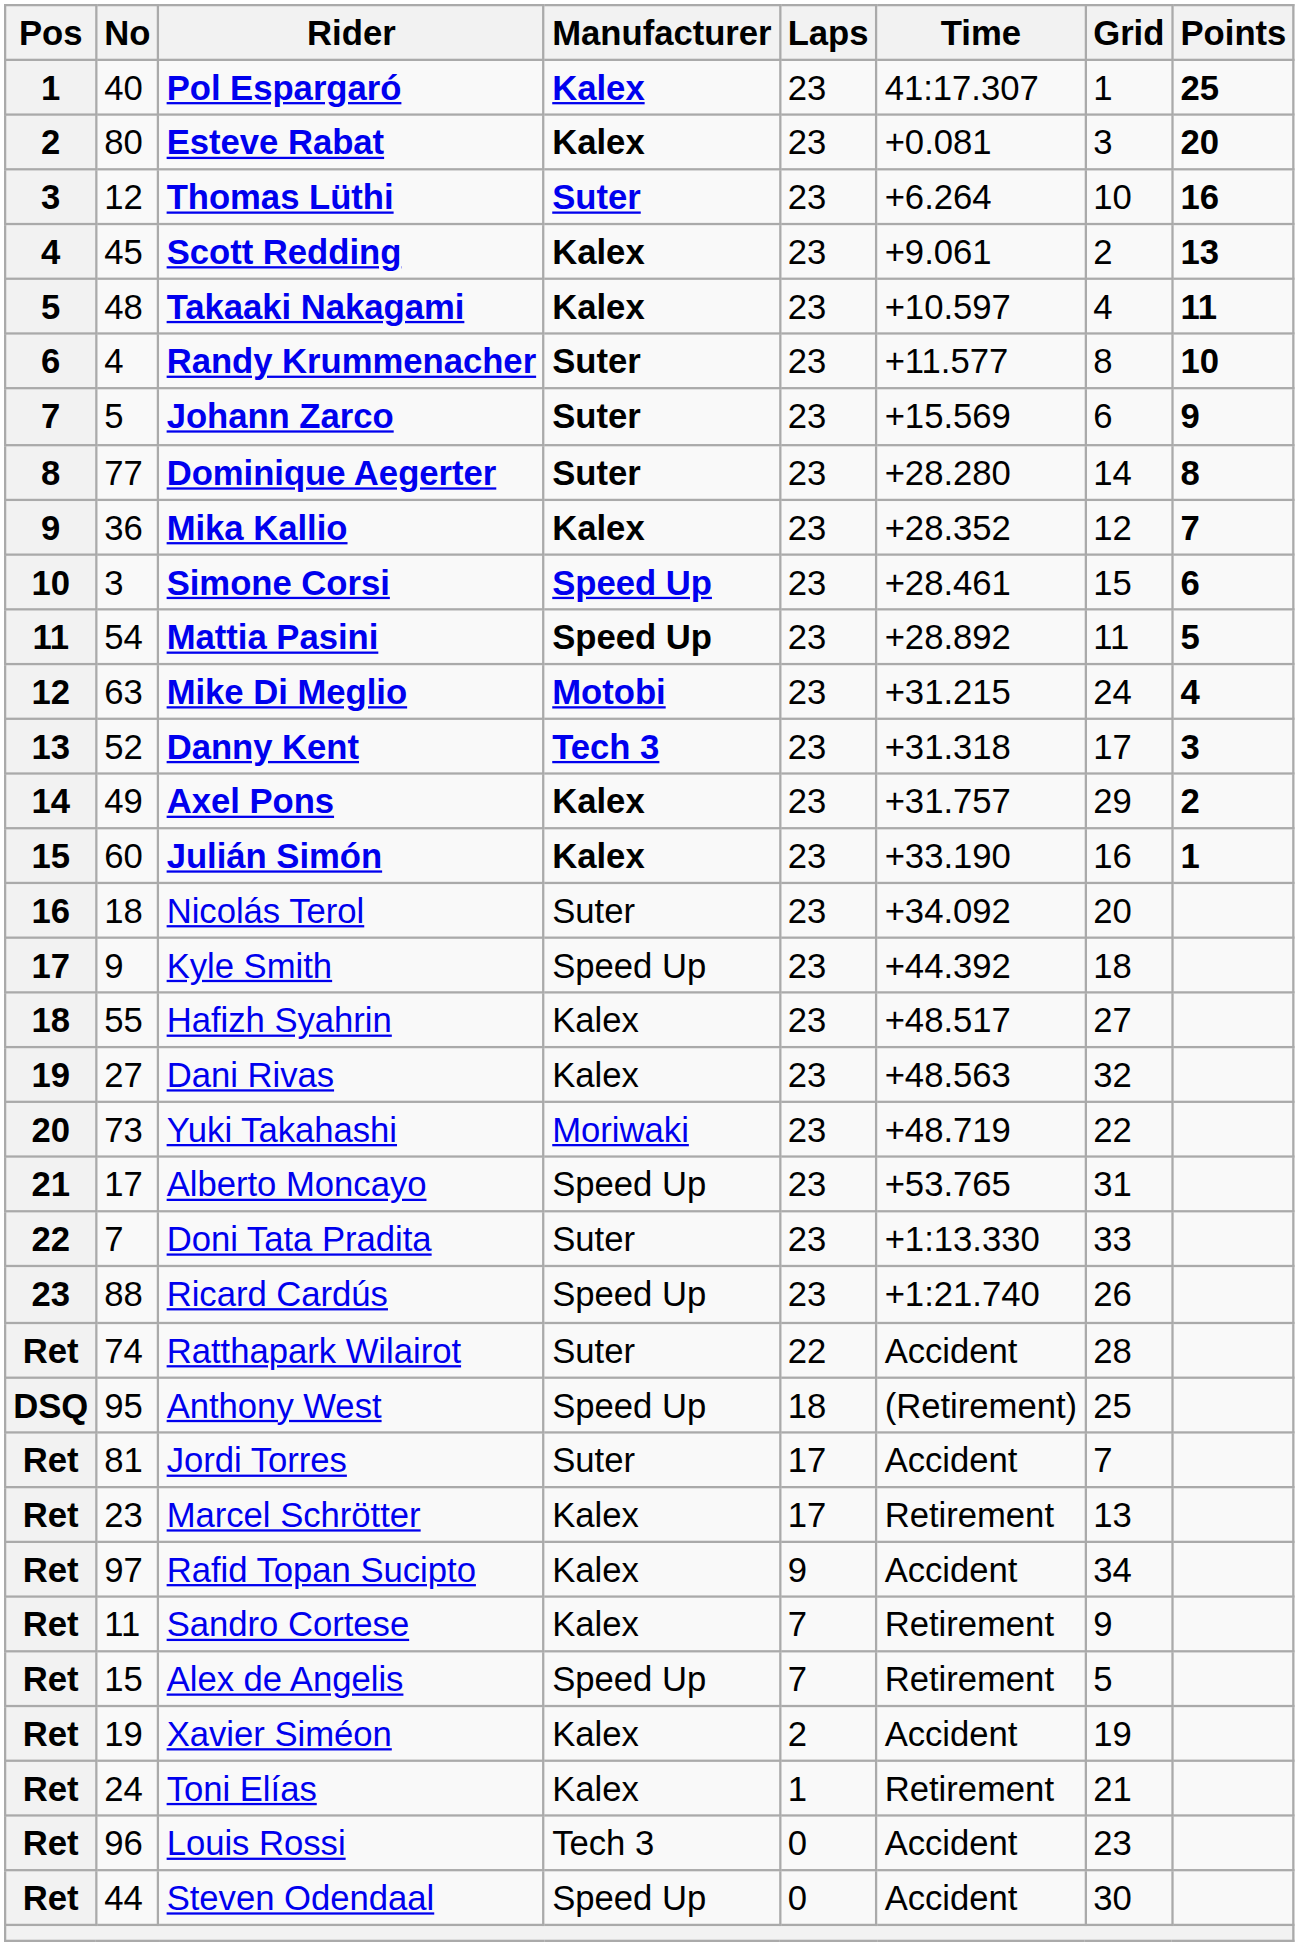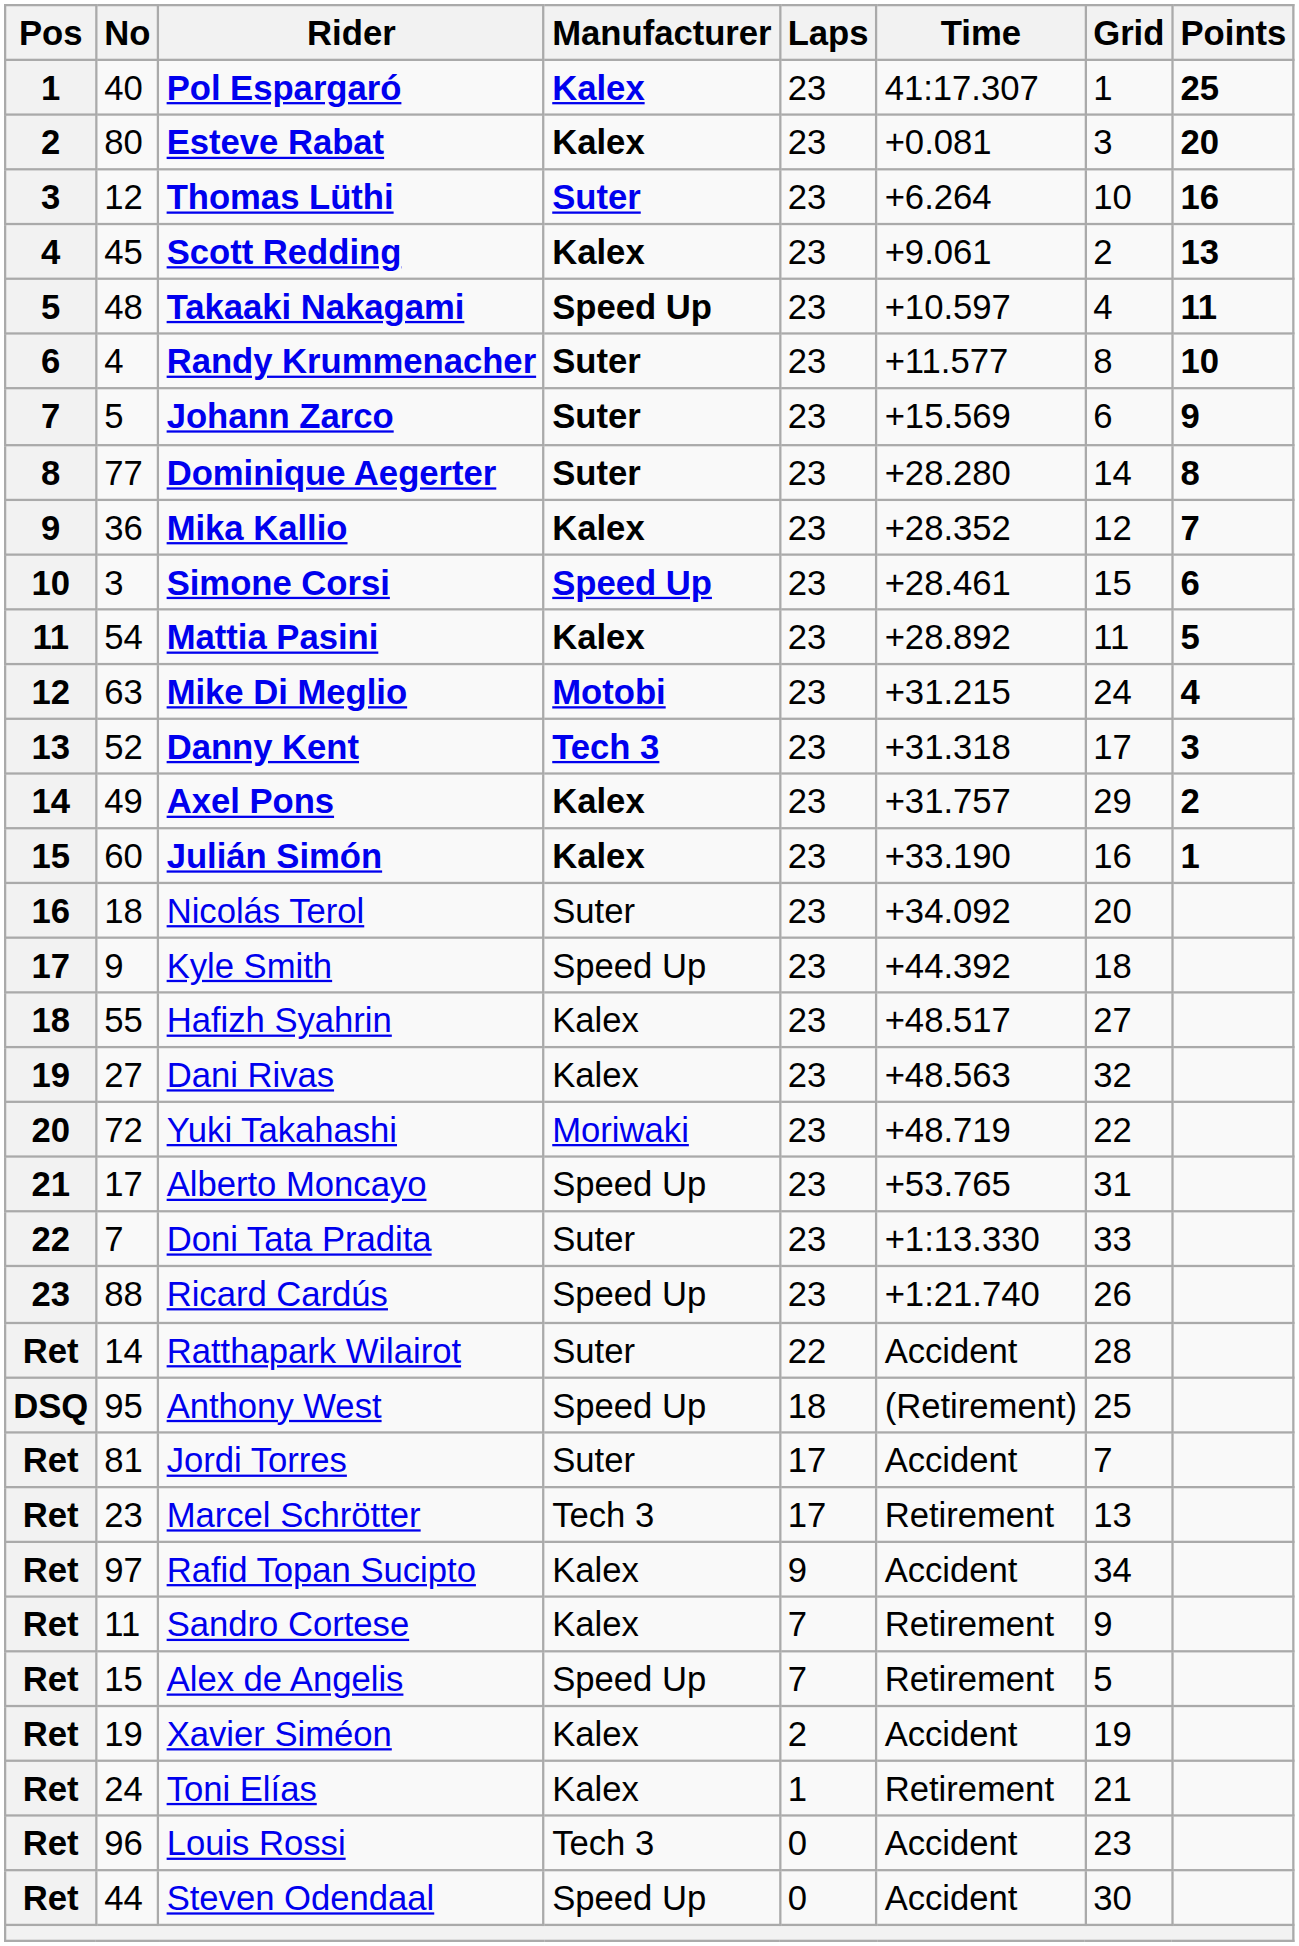(598, 307) Kalex -> (632, 307) Speed Up
(632, 636) Speed Up -> (598, 636) Kalex
(124, 1130) 73 -> (124, 1130) 72
(124, 1349) 74 -> (124, 1349) 14
(596, 1514) Kalex -> (603, 1514) Tech 3
